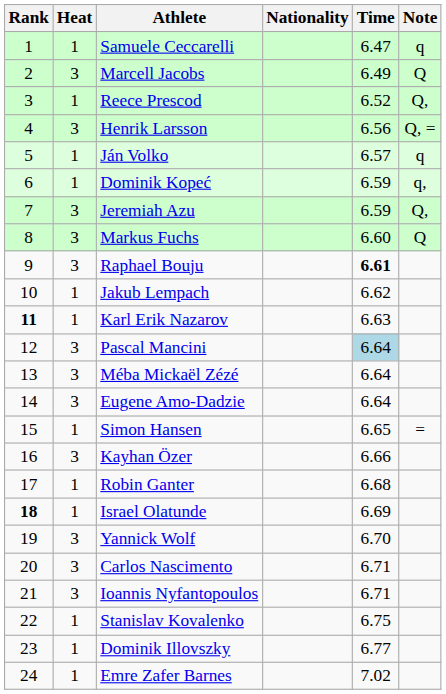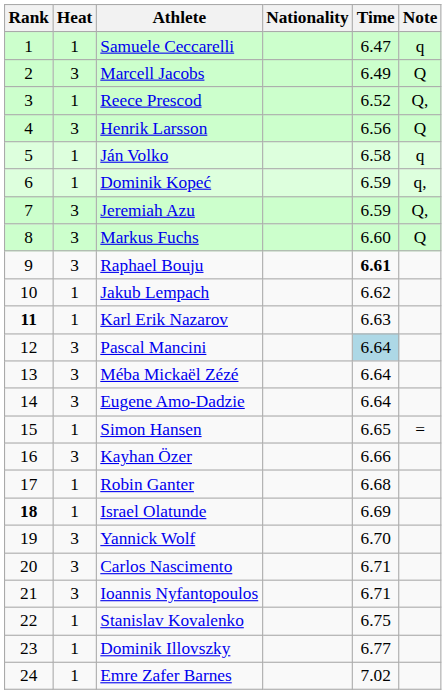(420, 127) Q, = -> (420, 127) Q
(376, 155) 6.57 -> (376, 155) 6.58
